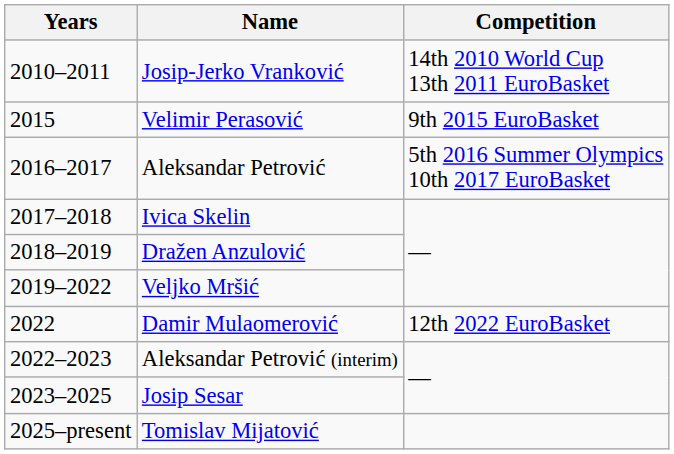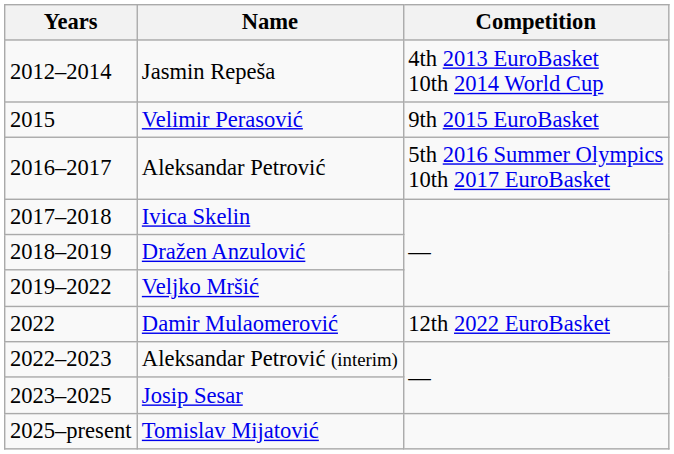- row: (243, 70)
+ row: (209, 70)
